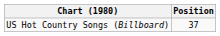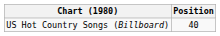(194, 25) 37 -> (194, 25) 40
